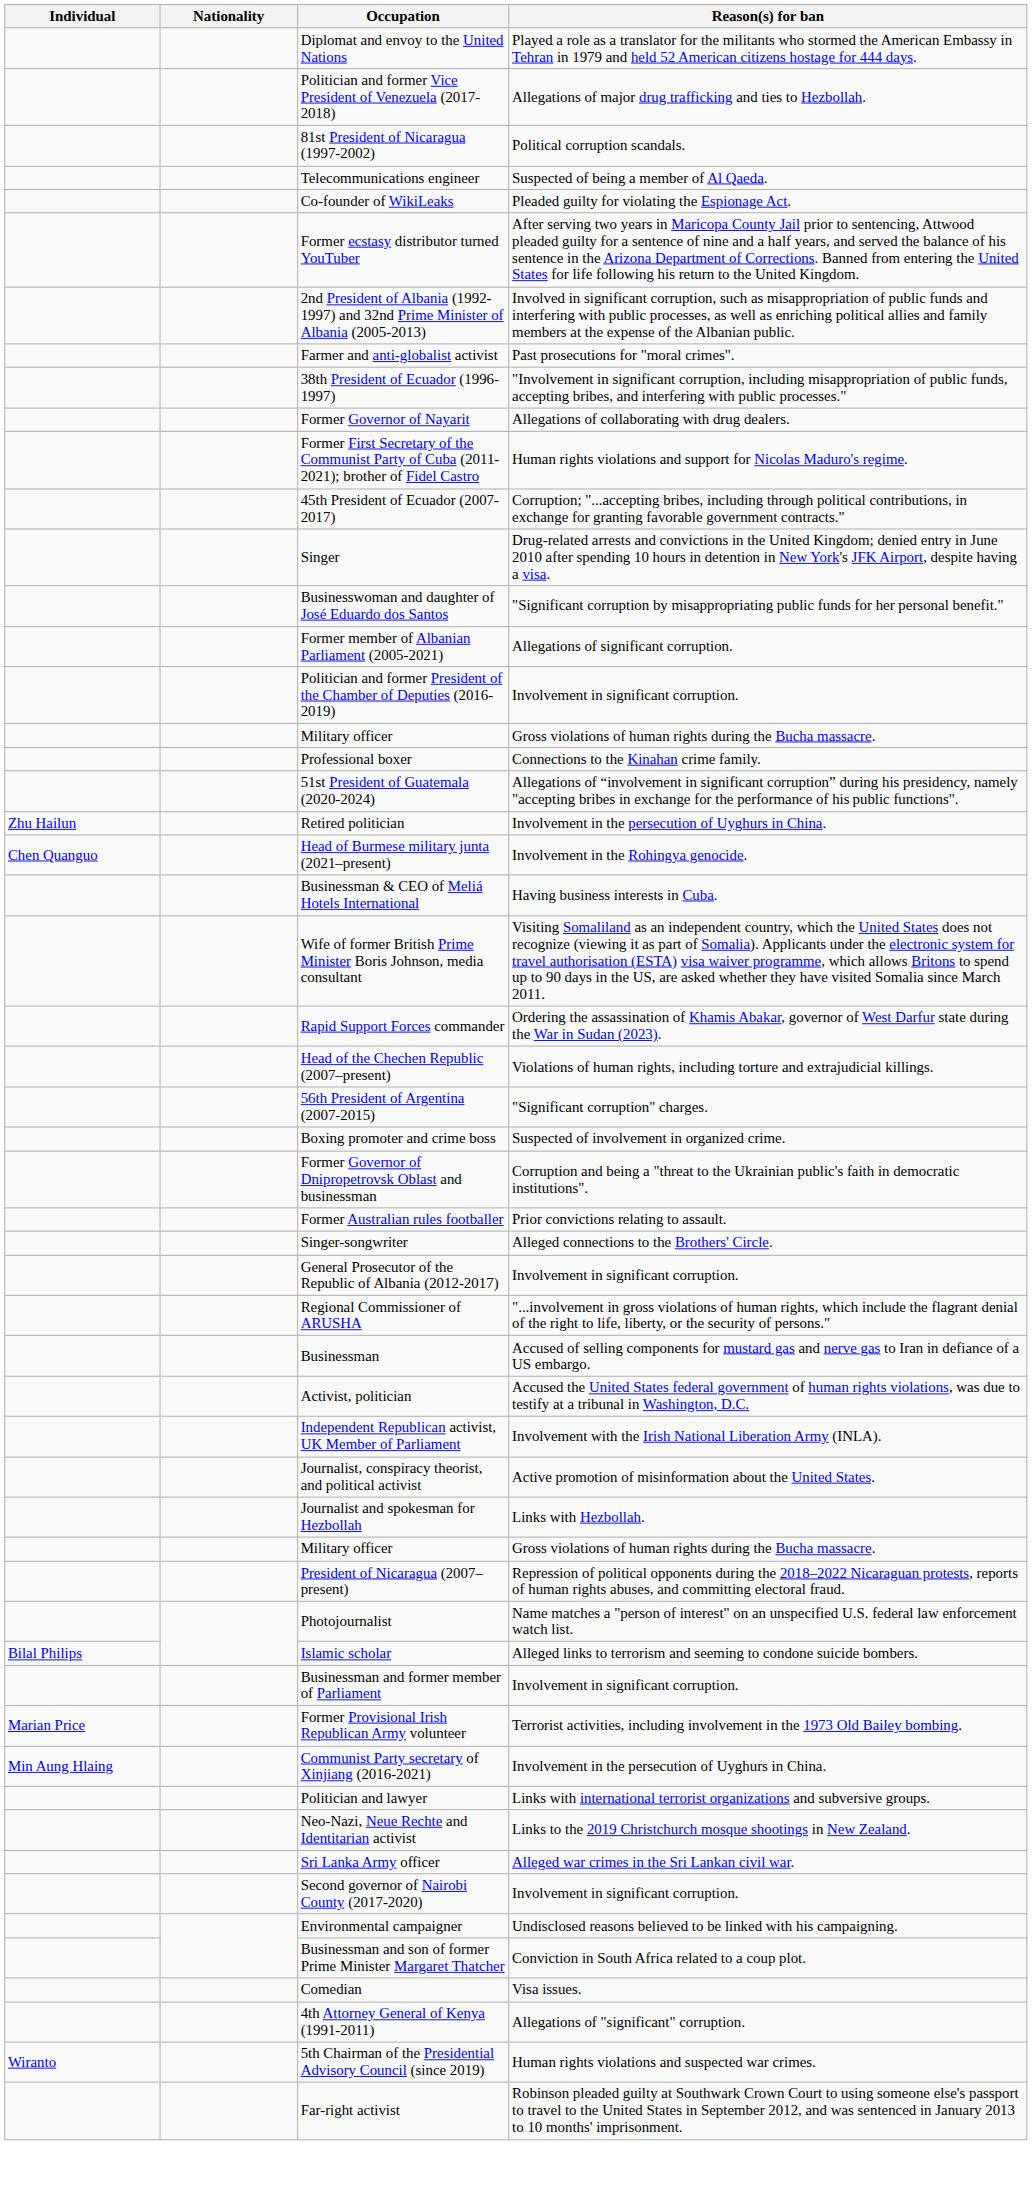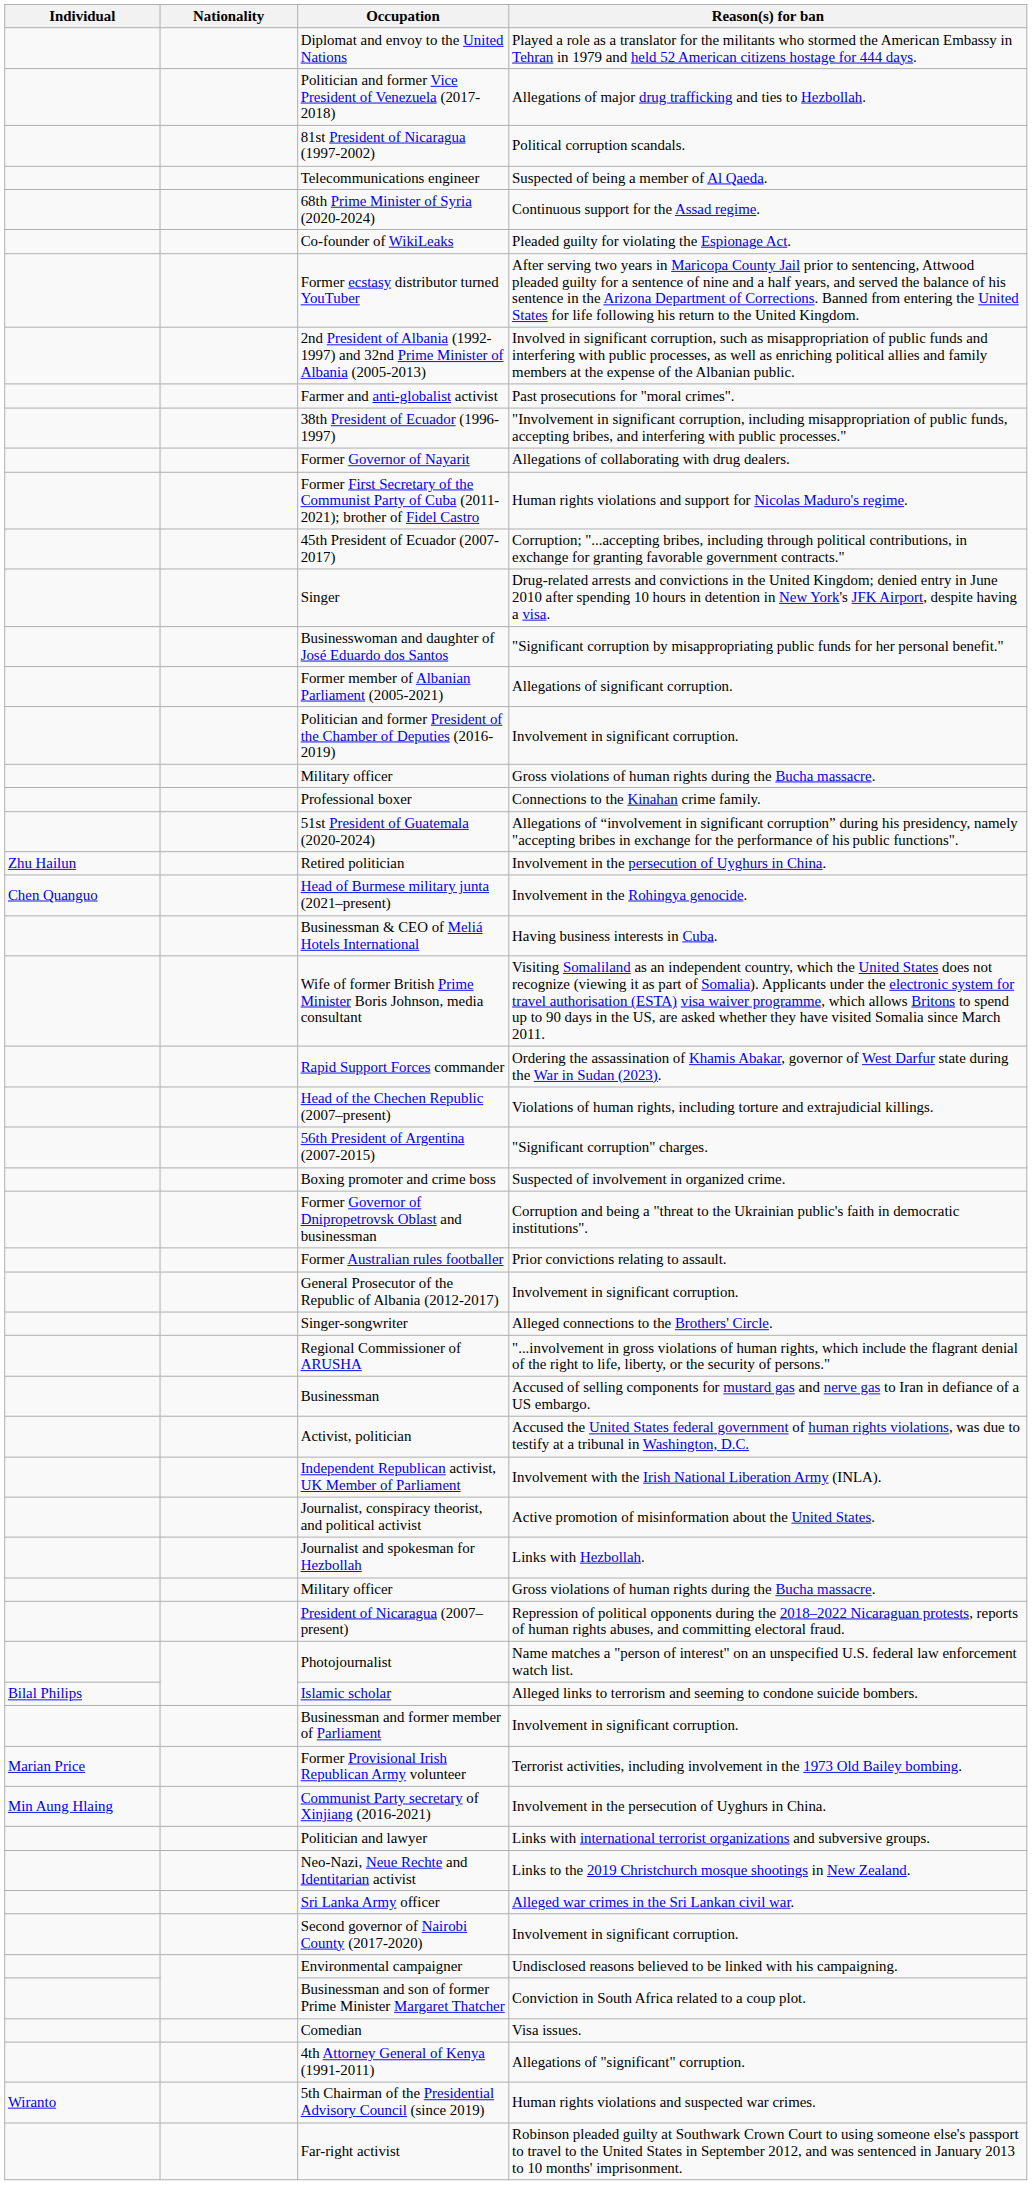+ row: (386, 209)
rows swapped: (354, 1243) <-> (400, 1275)
